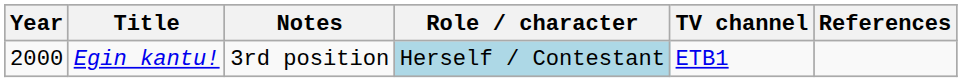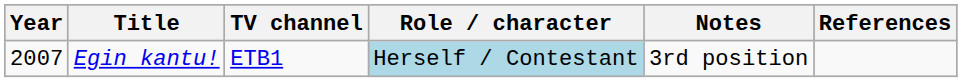columns swapped: (742, 23) <-> (310, 23)
(37, 59) 2000 -> (37, 59) 2007
